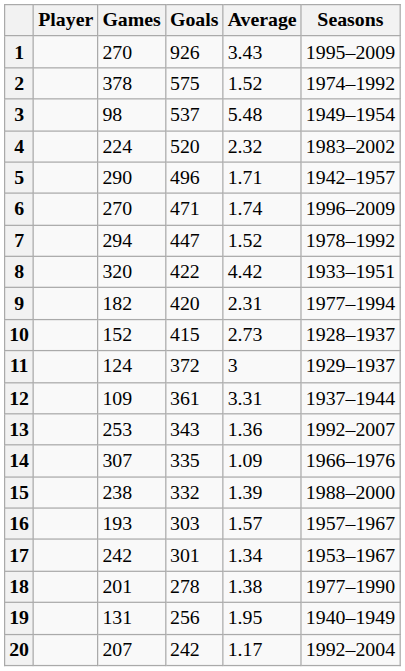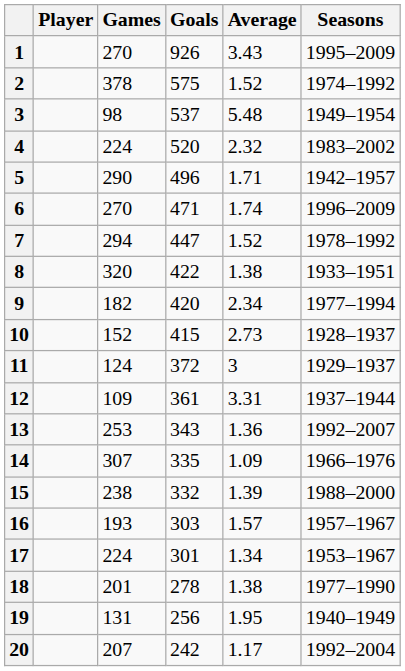(245, 271) 4.42 -> (245, 271) 1.38
(245, 303) 2.31 -> (245, 303) 2.34
(117, 555) 242 -> (117, 555) 224
